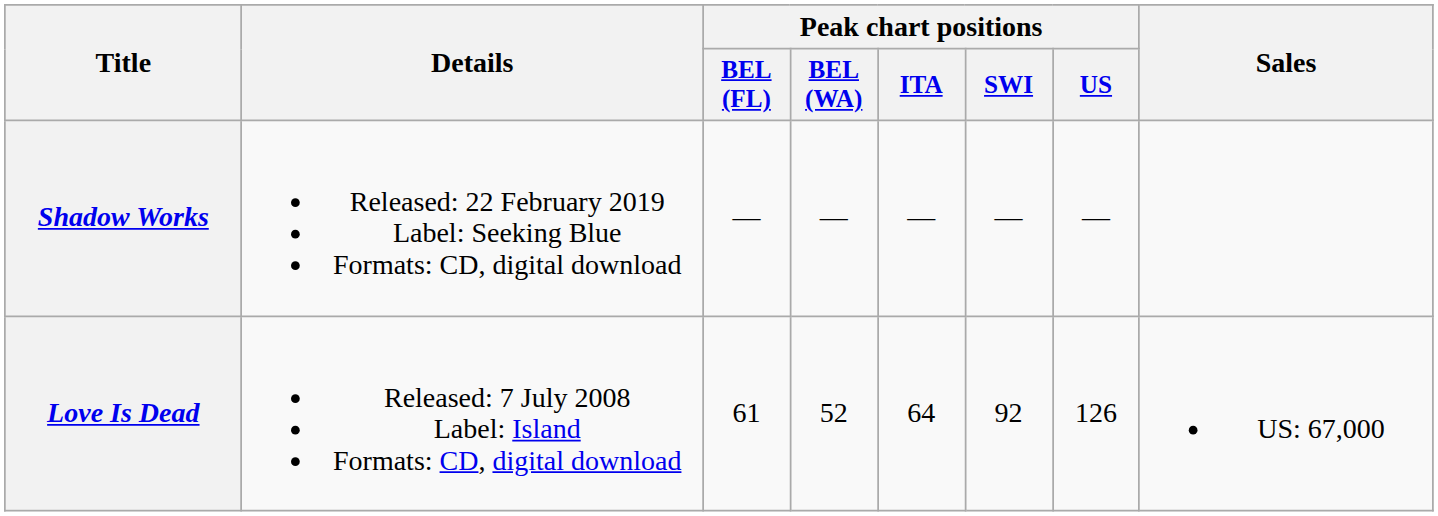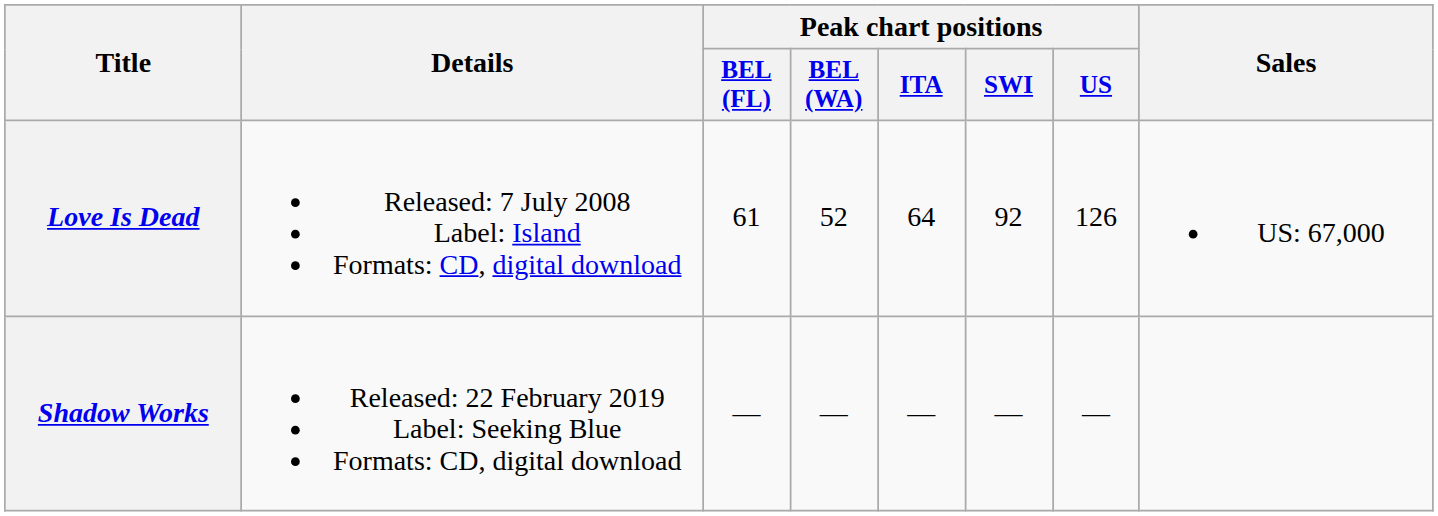rows swapped: (123, 412) <-> (123, 217)
